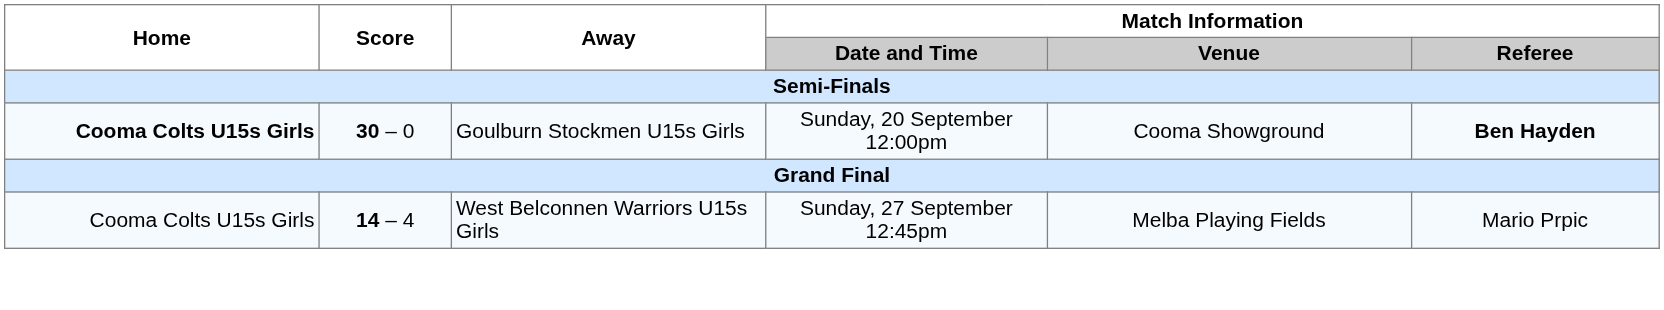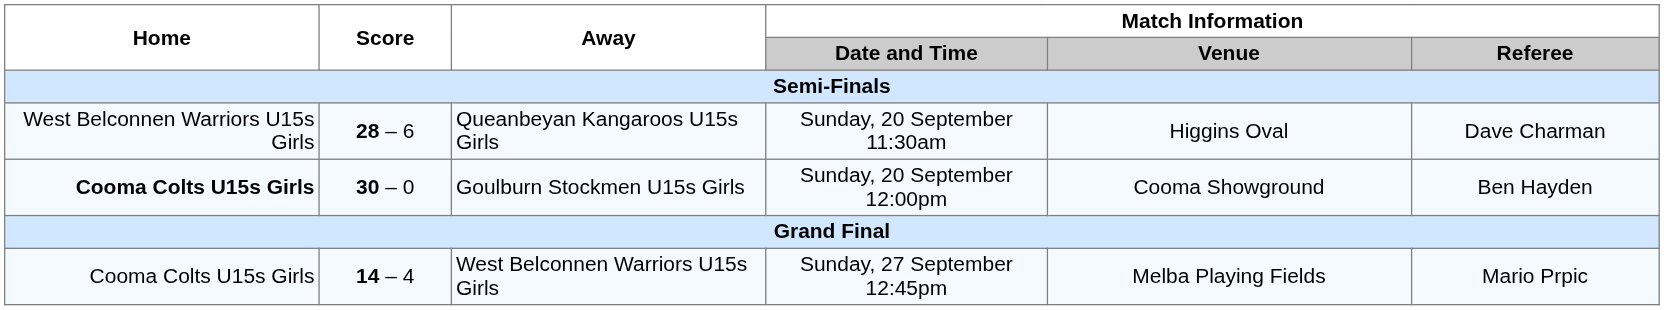+ row: (597, 130)
(1535, 130) bold -> (1535, 187) normal
